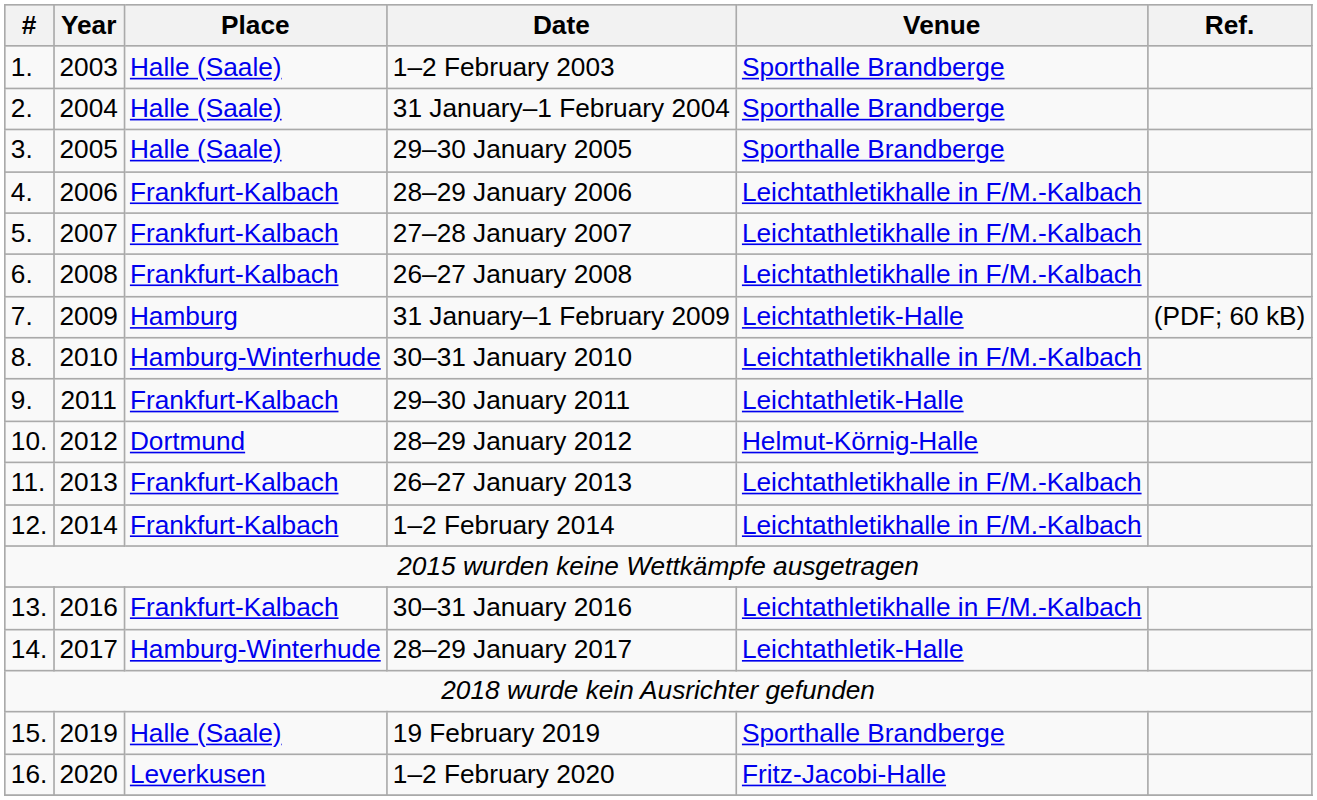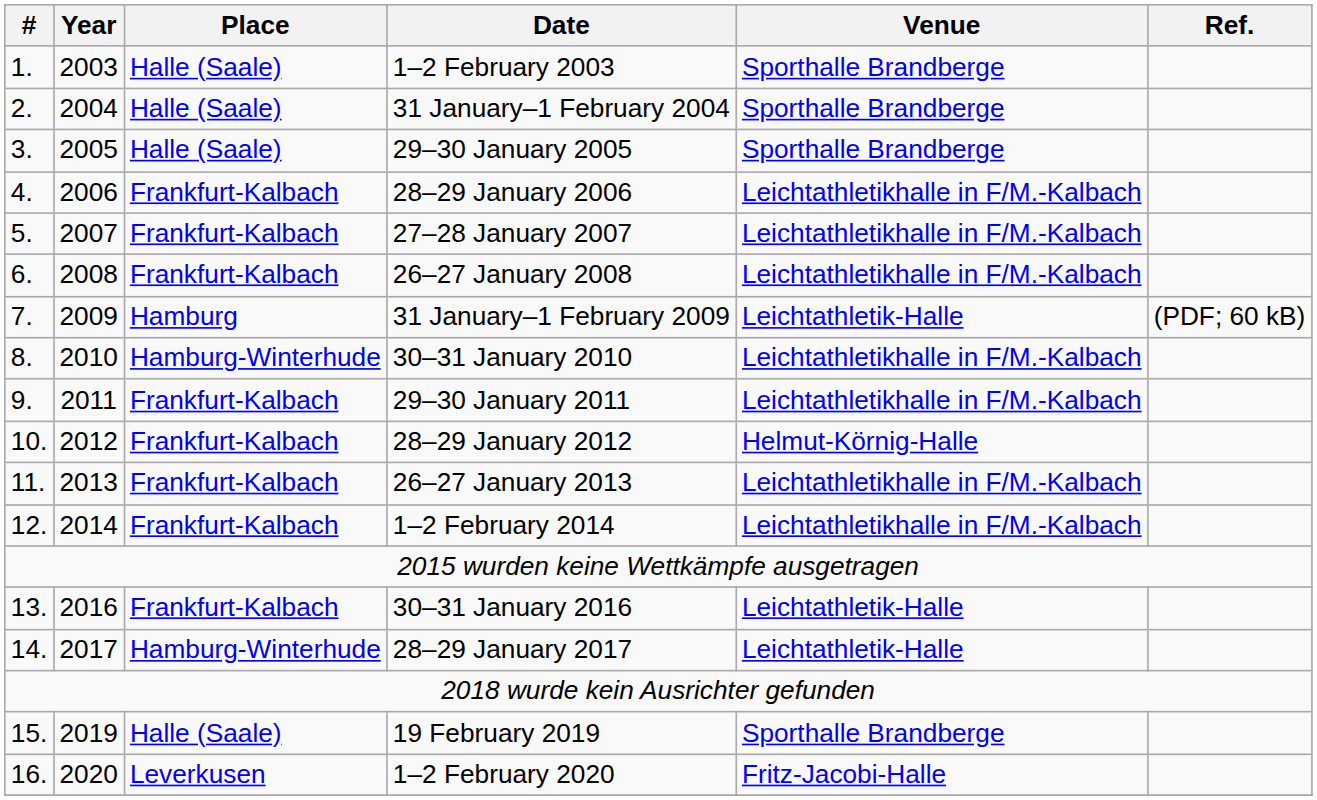(853, 399) Leichtathletik-Halle -> (942, 399) Leichtathletikhalle in F/M.-Kalbach
(188, 441) Dortmund -> (234, 441) Frankfurt-Kalbach
(942, 607) Leichtathletikhalle in F/M.-Kalbach -> (853, 607) Leichtathletik-Halle
